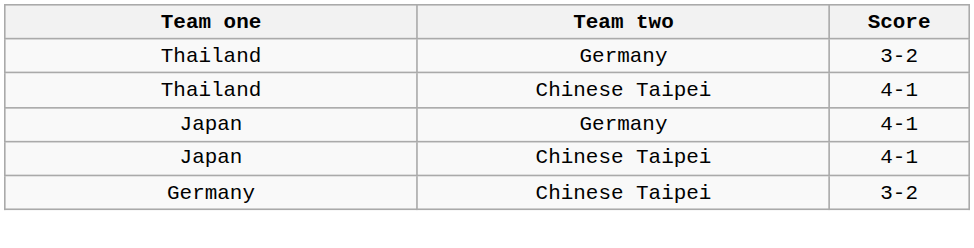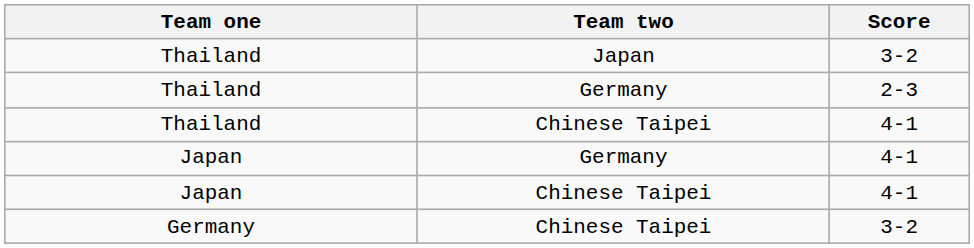+ row: (211, 56)
(899, 56) 3-2 -> (899, 90) 2-3
